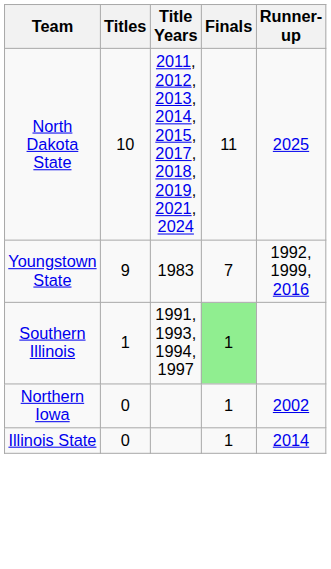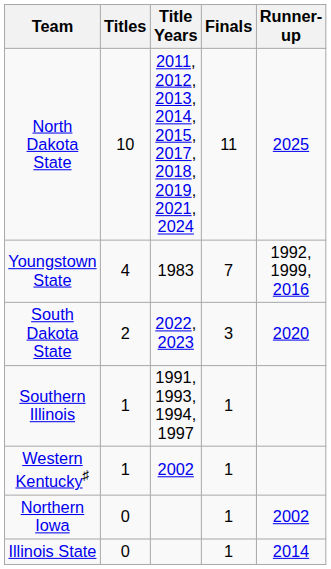(125, 271) 9 -> (125, 271) 4
+ row: (52, 333)
(229, 342) lightgreen background -> (229, 405) no background
+ row: (52, 470)
